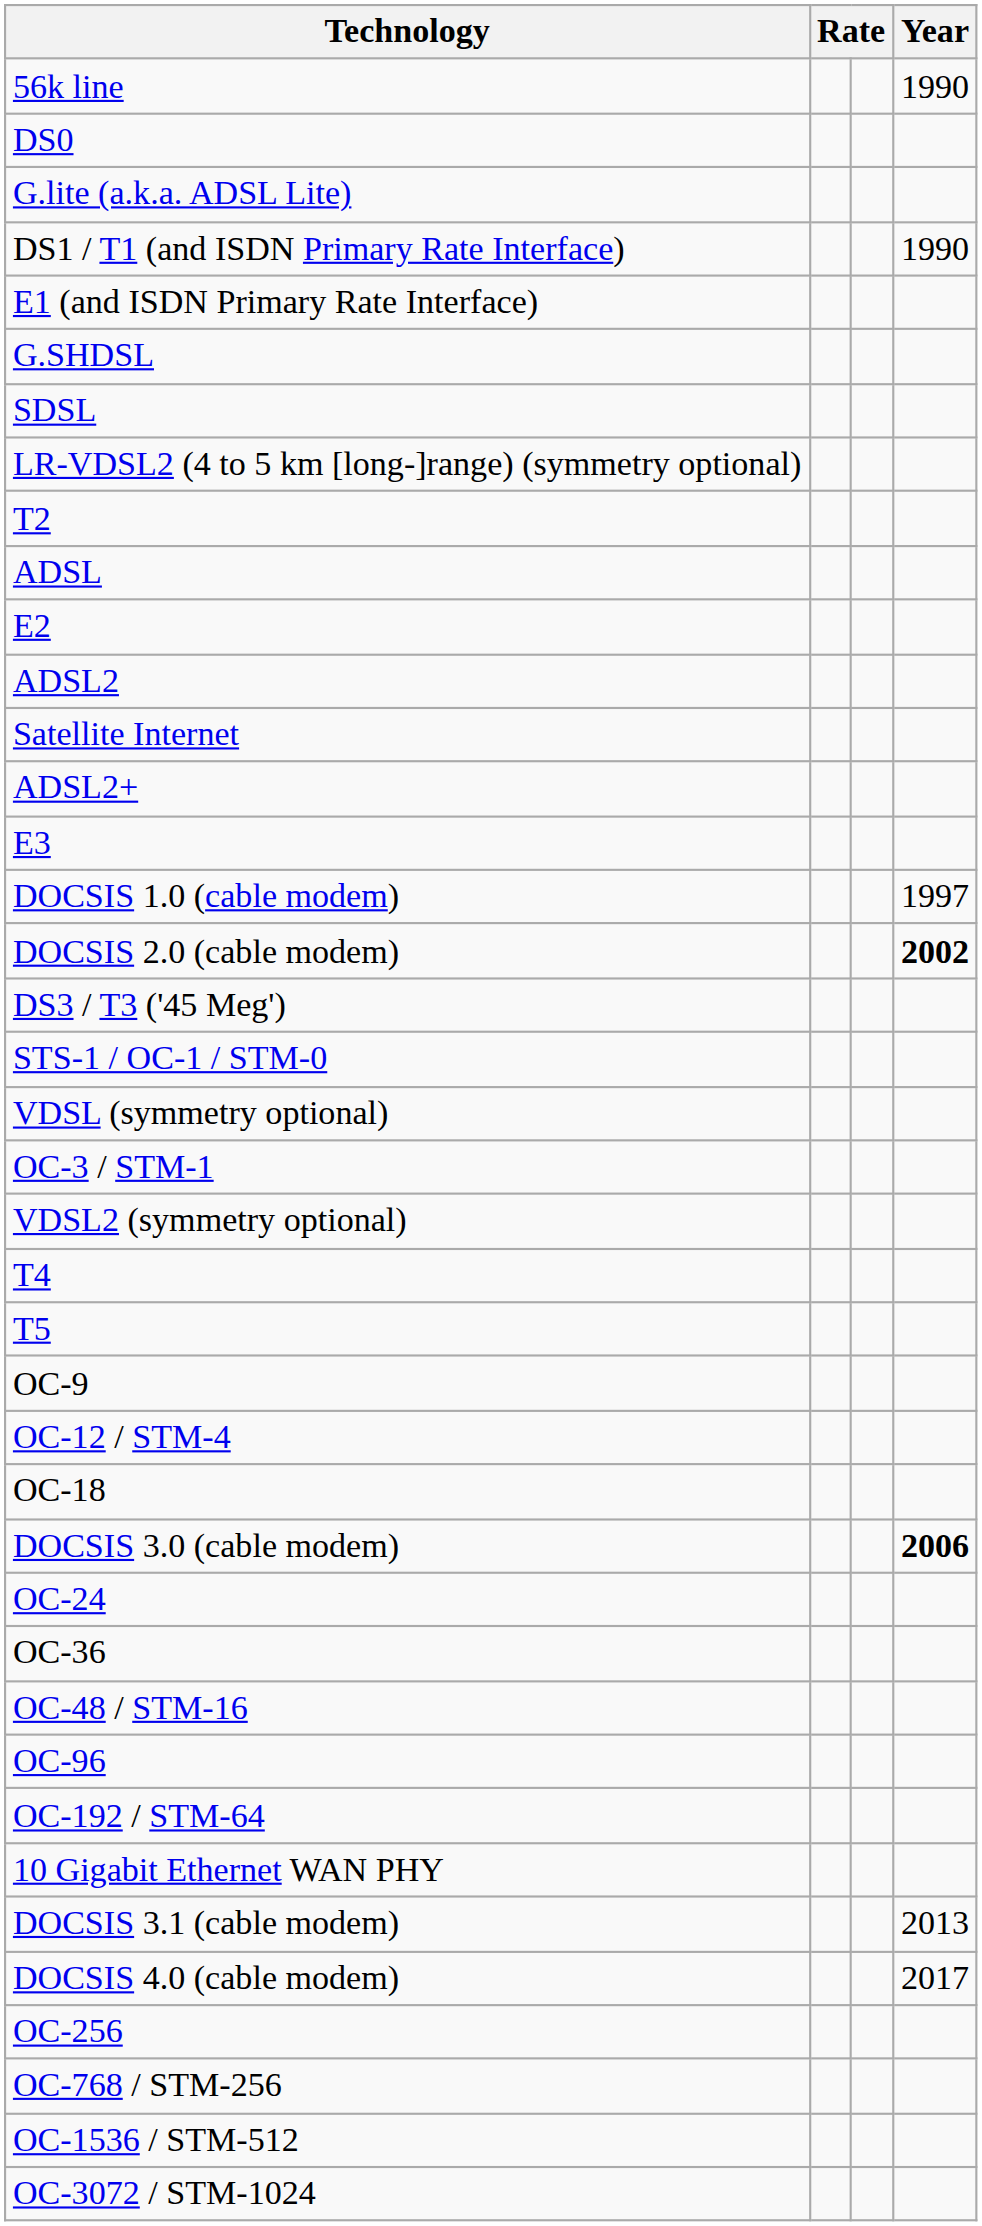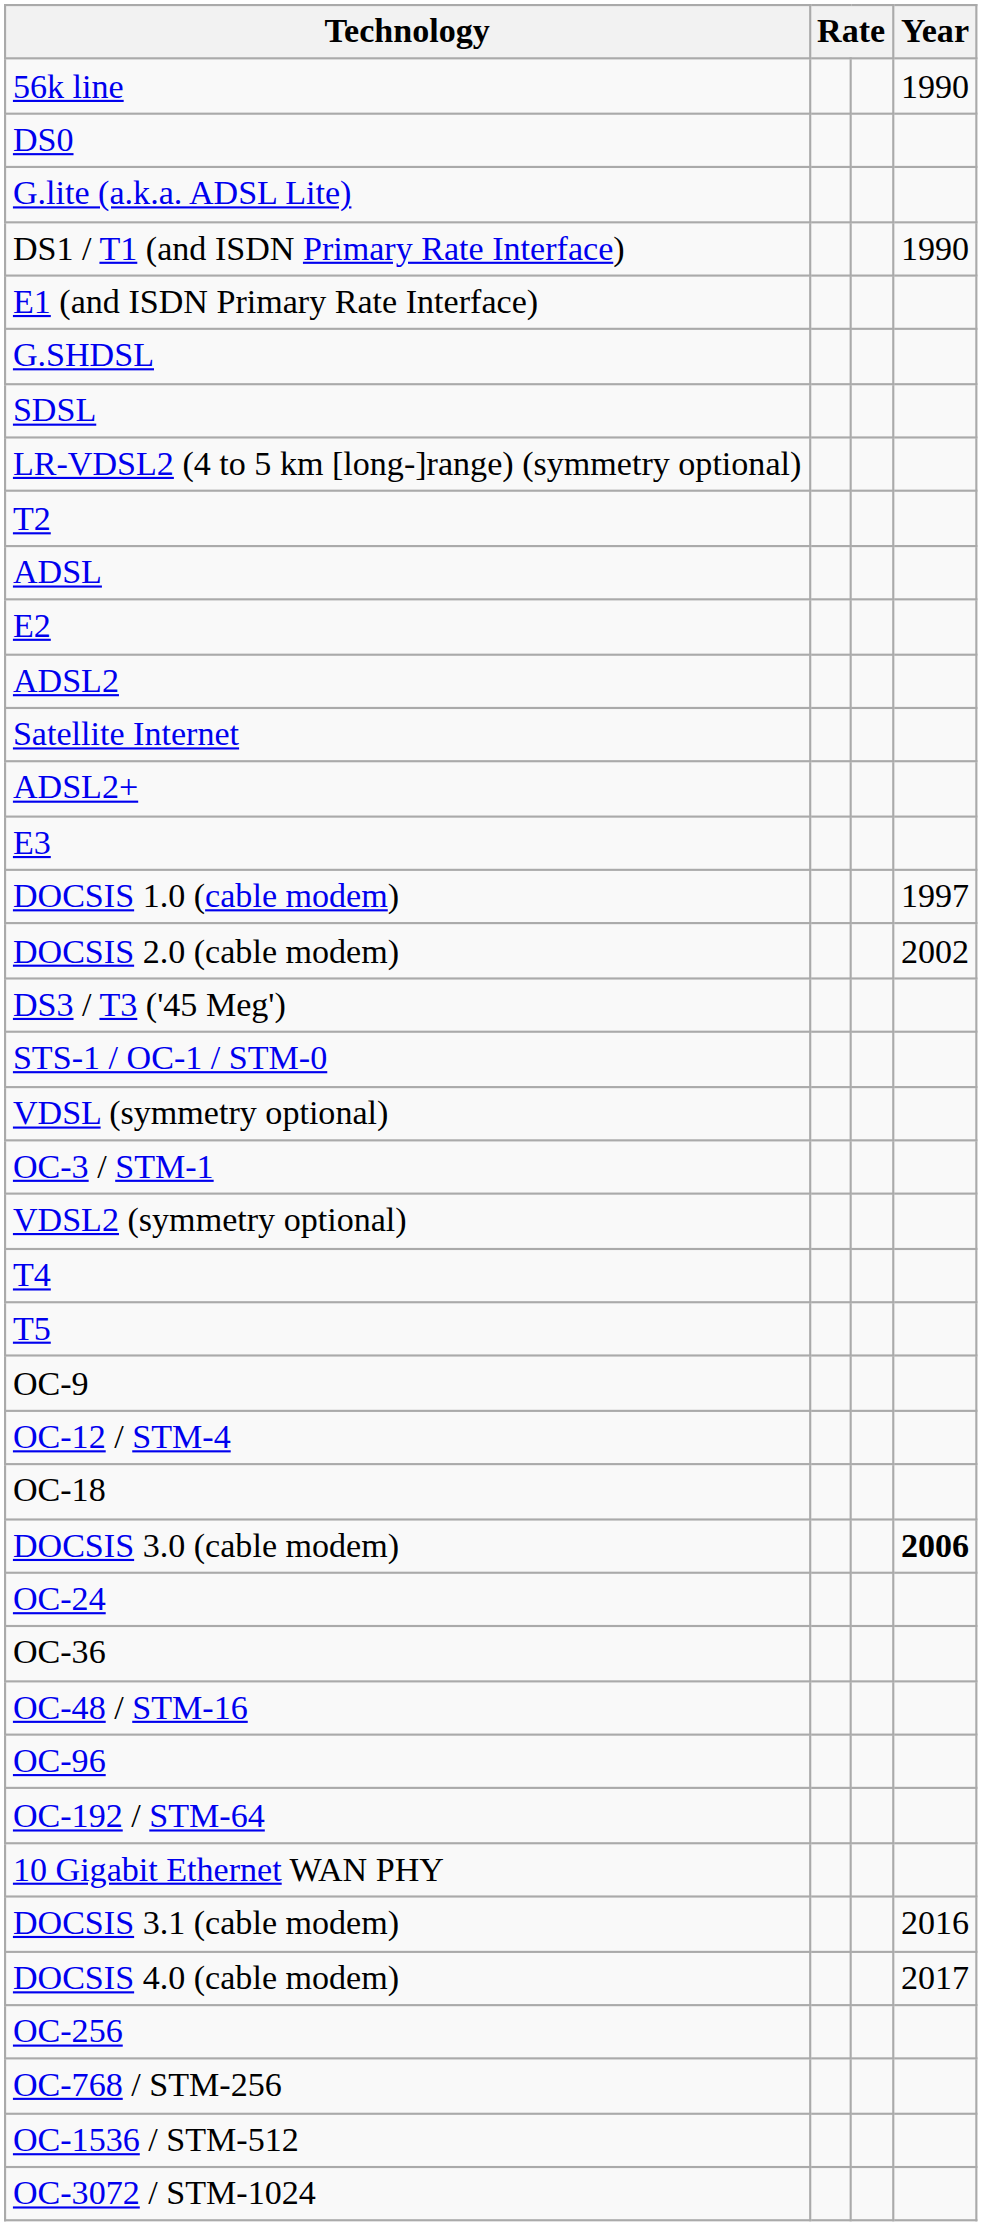(935, 950) bold -> (935, 950) normal
(935, 1923) 2013 -> (935, 1923) 2016
